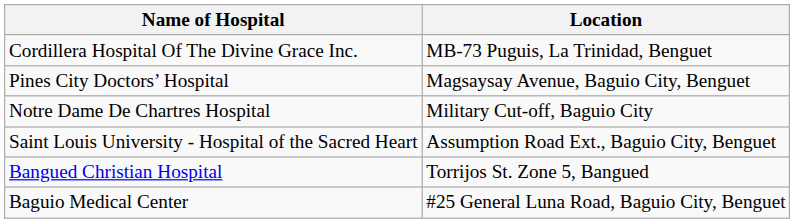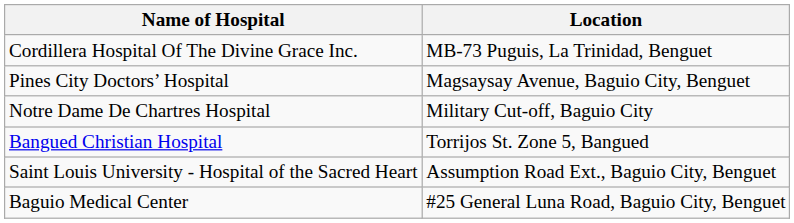rows swapped: (213, 141) <-> (116, 171)
